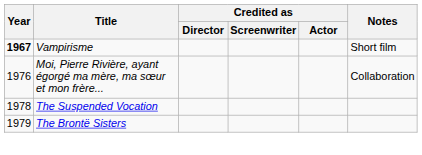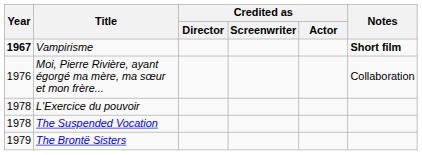(373, 47) normal -> (376, 47) bold
+ row: (88, 106)
